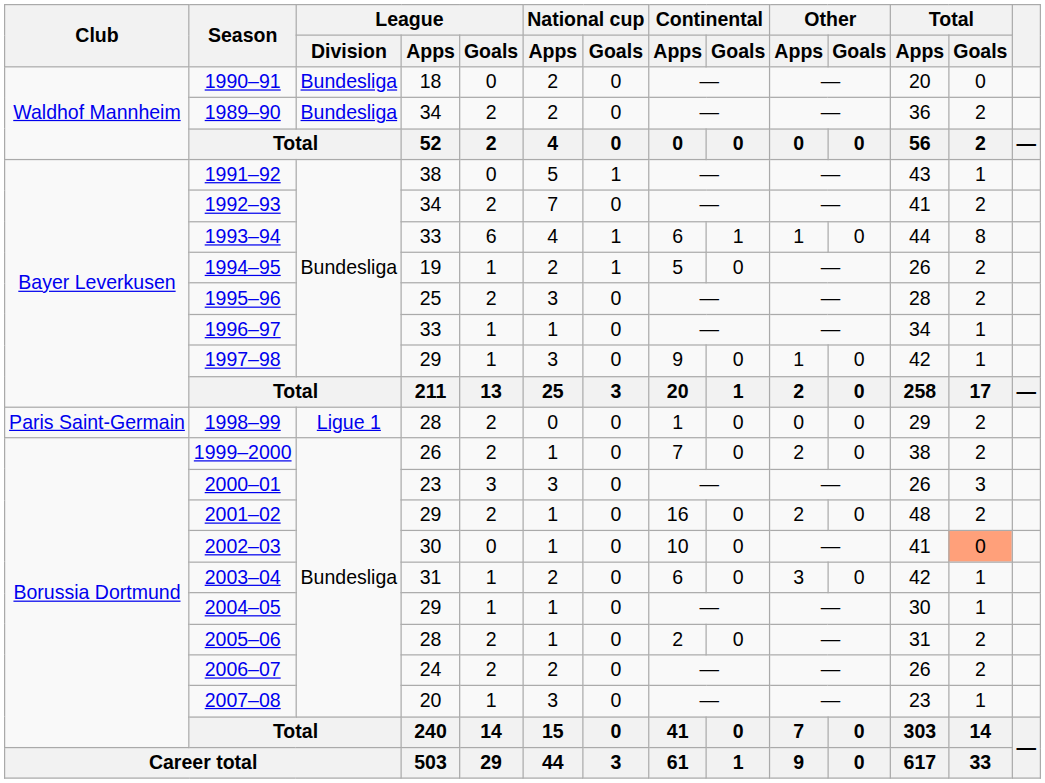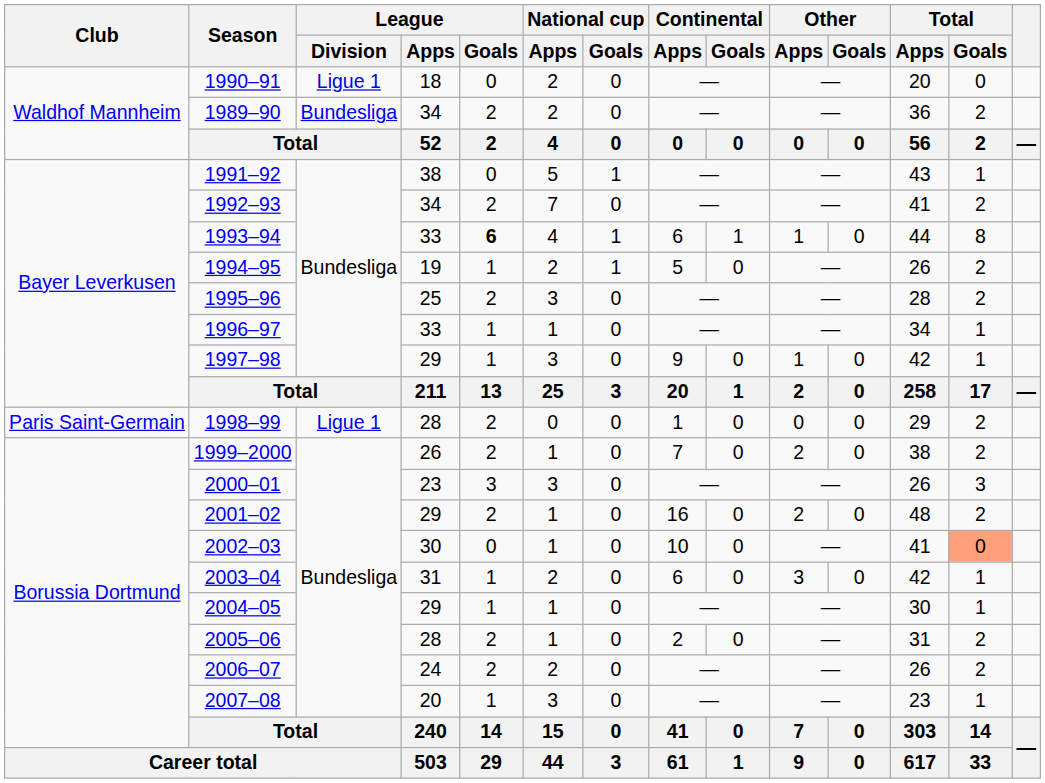(349, 81) Bundesliga -> (349, 81) Ligue 1
(491, 236) normal -> (491, 236) bold
